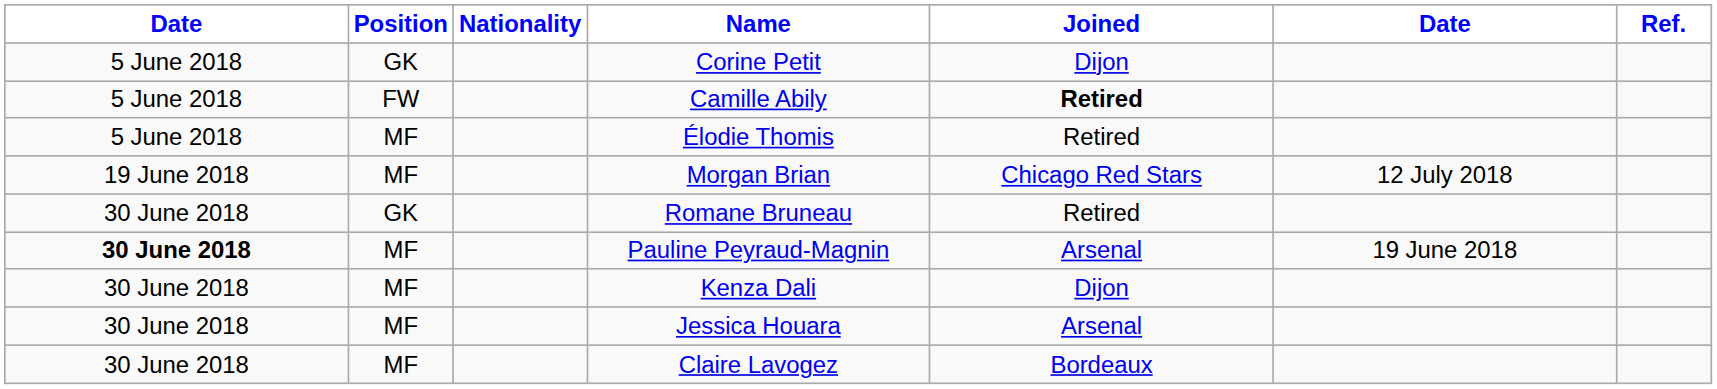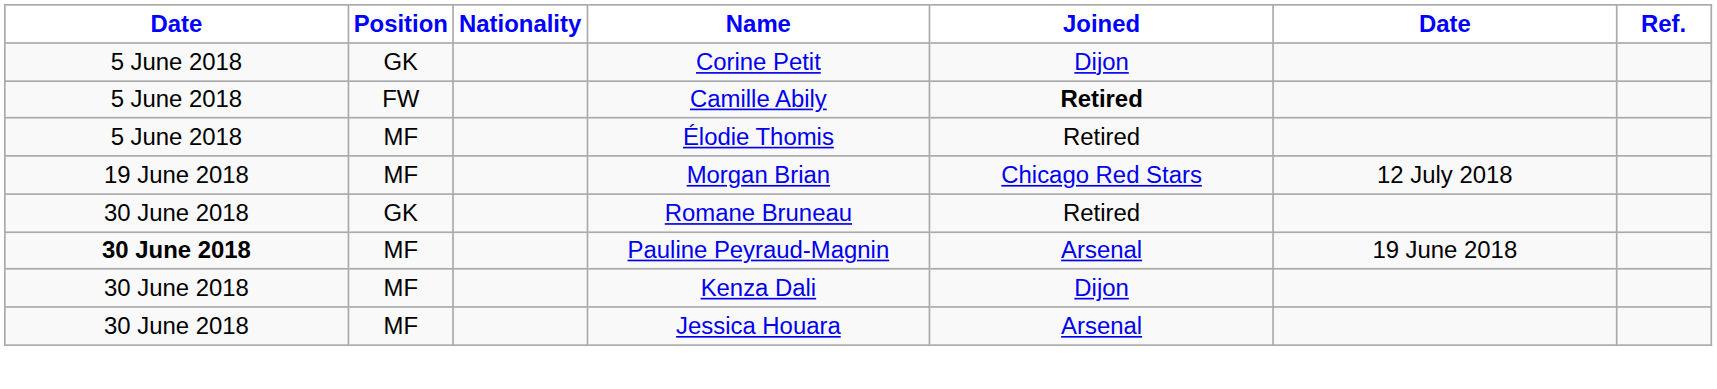- row: (758, 364)
